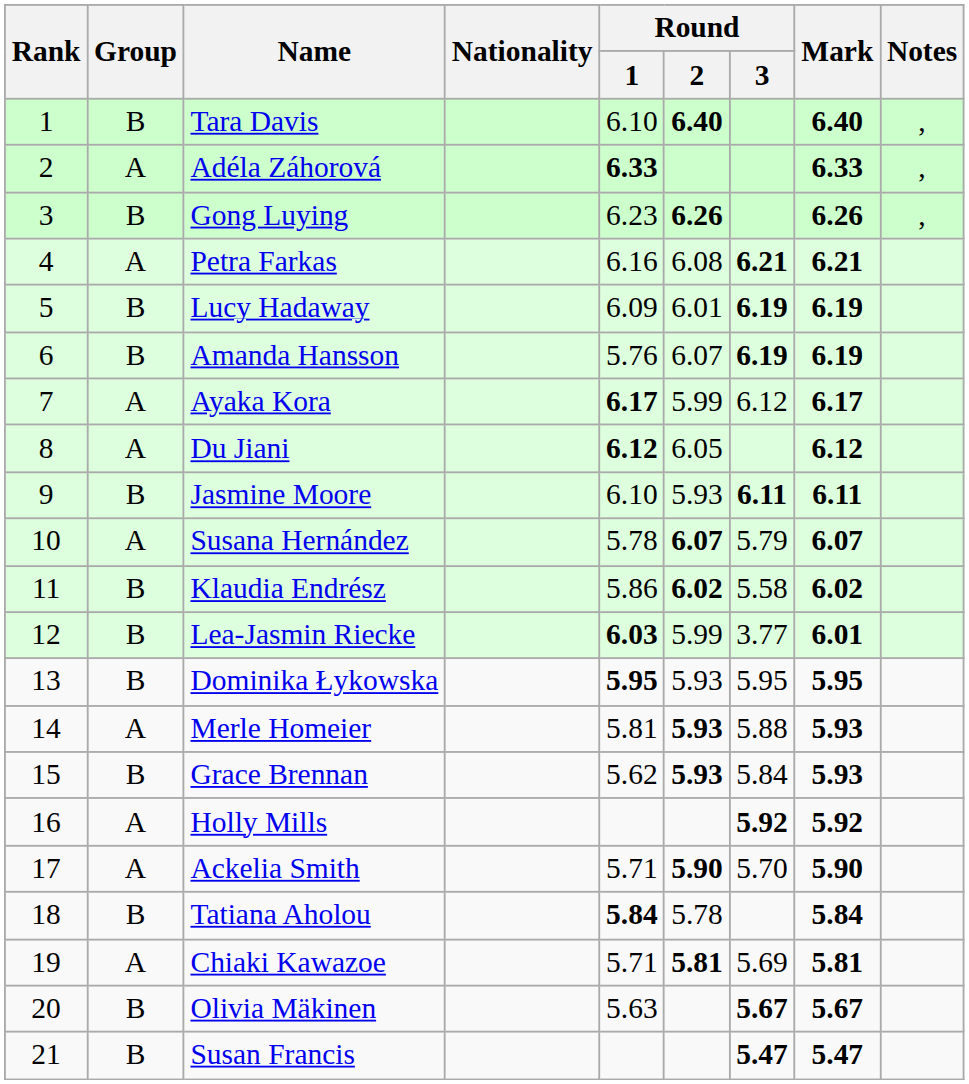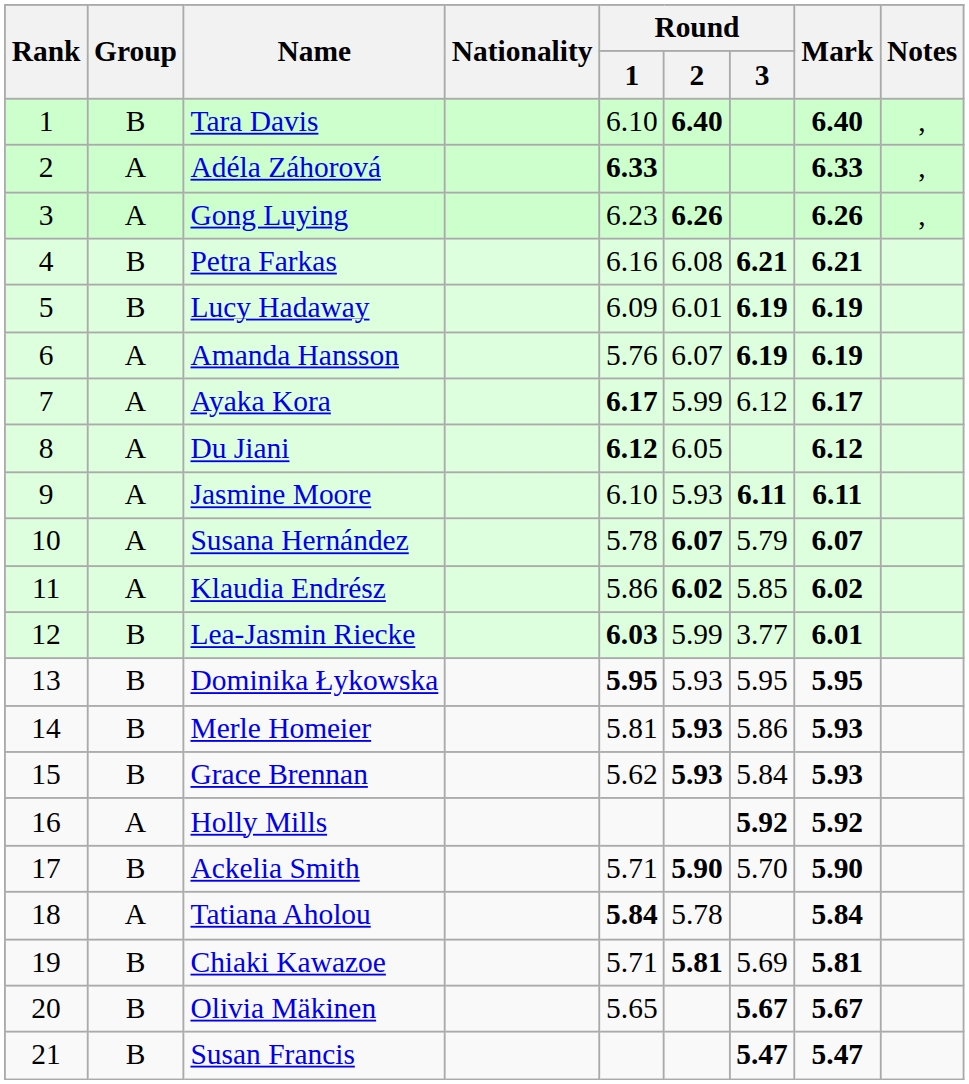(135, 214) B -> (135, 214) A
(135, 261) A -> (135, 261) B
(135, 354) B -> (135, 354) A
(135, 494) B -> (135, 494) A
(135, 588) B -> (135, 588) A
(762, 588) 5.58 -> (762, 588) 5.85
(135, 728) A -> (135, 728) B
(762, 728) 5.88 -> (762, 728) 5.86
(135, 868) A -> (135, 868) B
(135, 914) B -> (135, 914) A
(135, 961) A -> (135, 961) B
(632, 1008) 5.63 -> (632, 1008) 5.65
